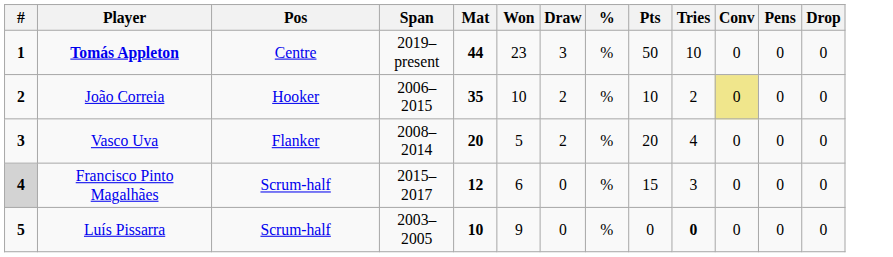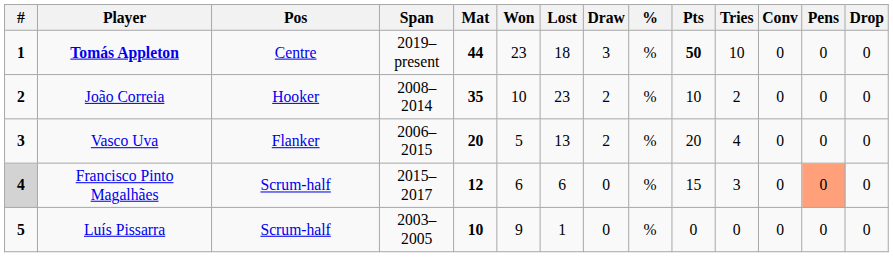+ column: (562, 17)
(650, 52) normal -> (693, 52) bold
(417, 97) 2006–2015 -> (417, 97) 2008–2014
(737, 97) khaki background -> (780, 97) no background
(417, 141) 2008–2014 -> (417, 141) 2006–2015
(780, 185) no background -> (823, 185) lightsalmon background
(693, 230) bold -> (737, 230) normal
